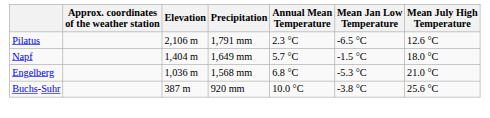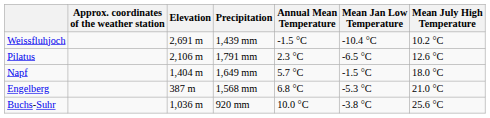+ row: (36, 40)
(181, 72) 1,036 m -> (182, 89) 387 m
(177, 89) 387 m -> (186, 105) 1,036 m
